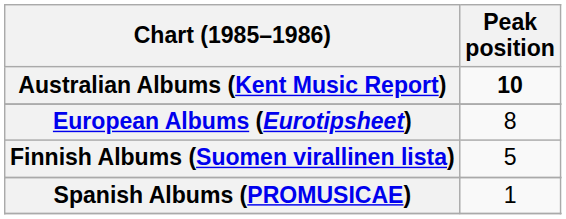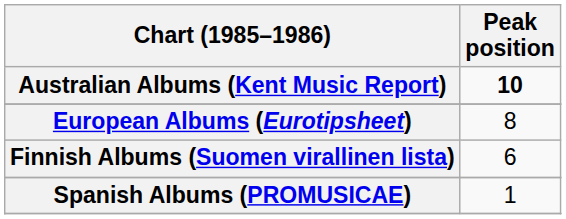(510, 158) 5 -> (510, 158) 6
